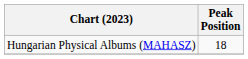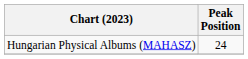(221, 44) 18 -> (221, 44) 24
